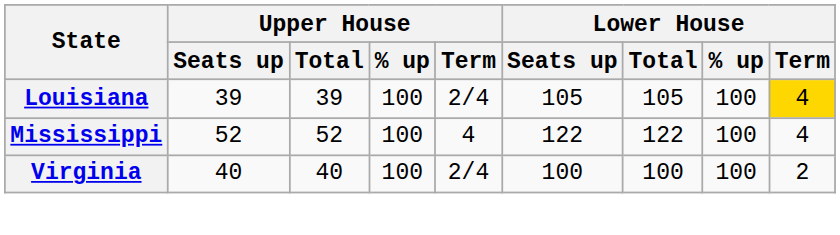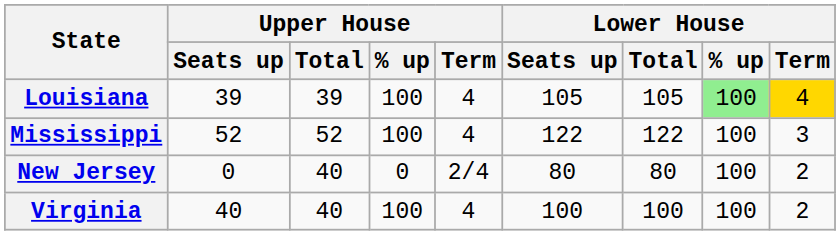(469, 99) 2/4 -> (469, 99) 4
(736, 99) no background -> (736, 99) lightgreen background
(802, 136) 4 -> (802, 136) 3
+ row: (86, 174)
(469, 174) 2/4 -> (469, 211) 4
